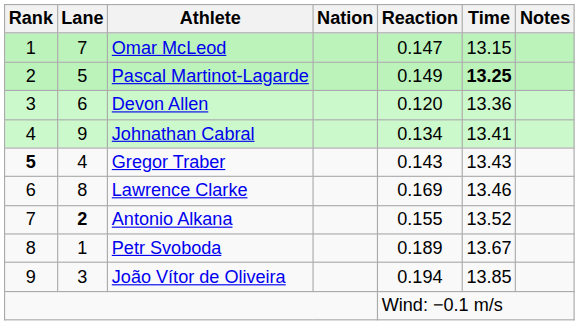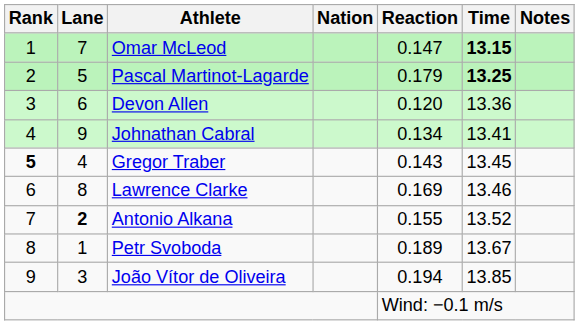(489, 47) normal -> (489, 47) bold
(420, 76) 0.149 -> (420, 76) 0.179
(489, 162) 13.43 -> (489, 162) 13.45
